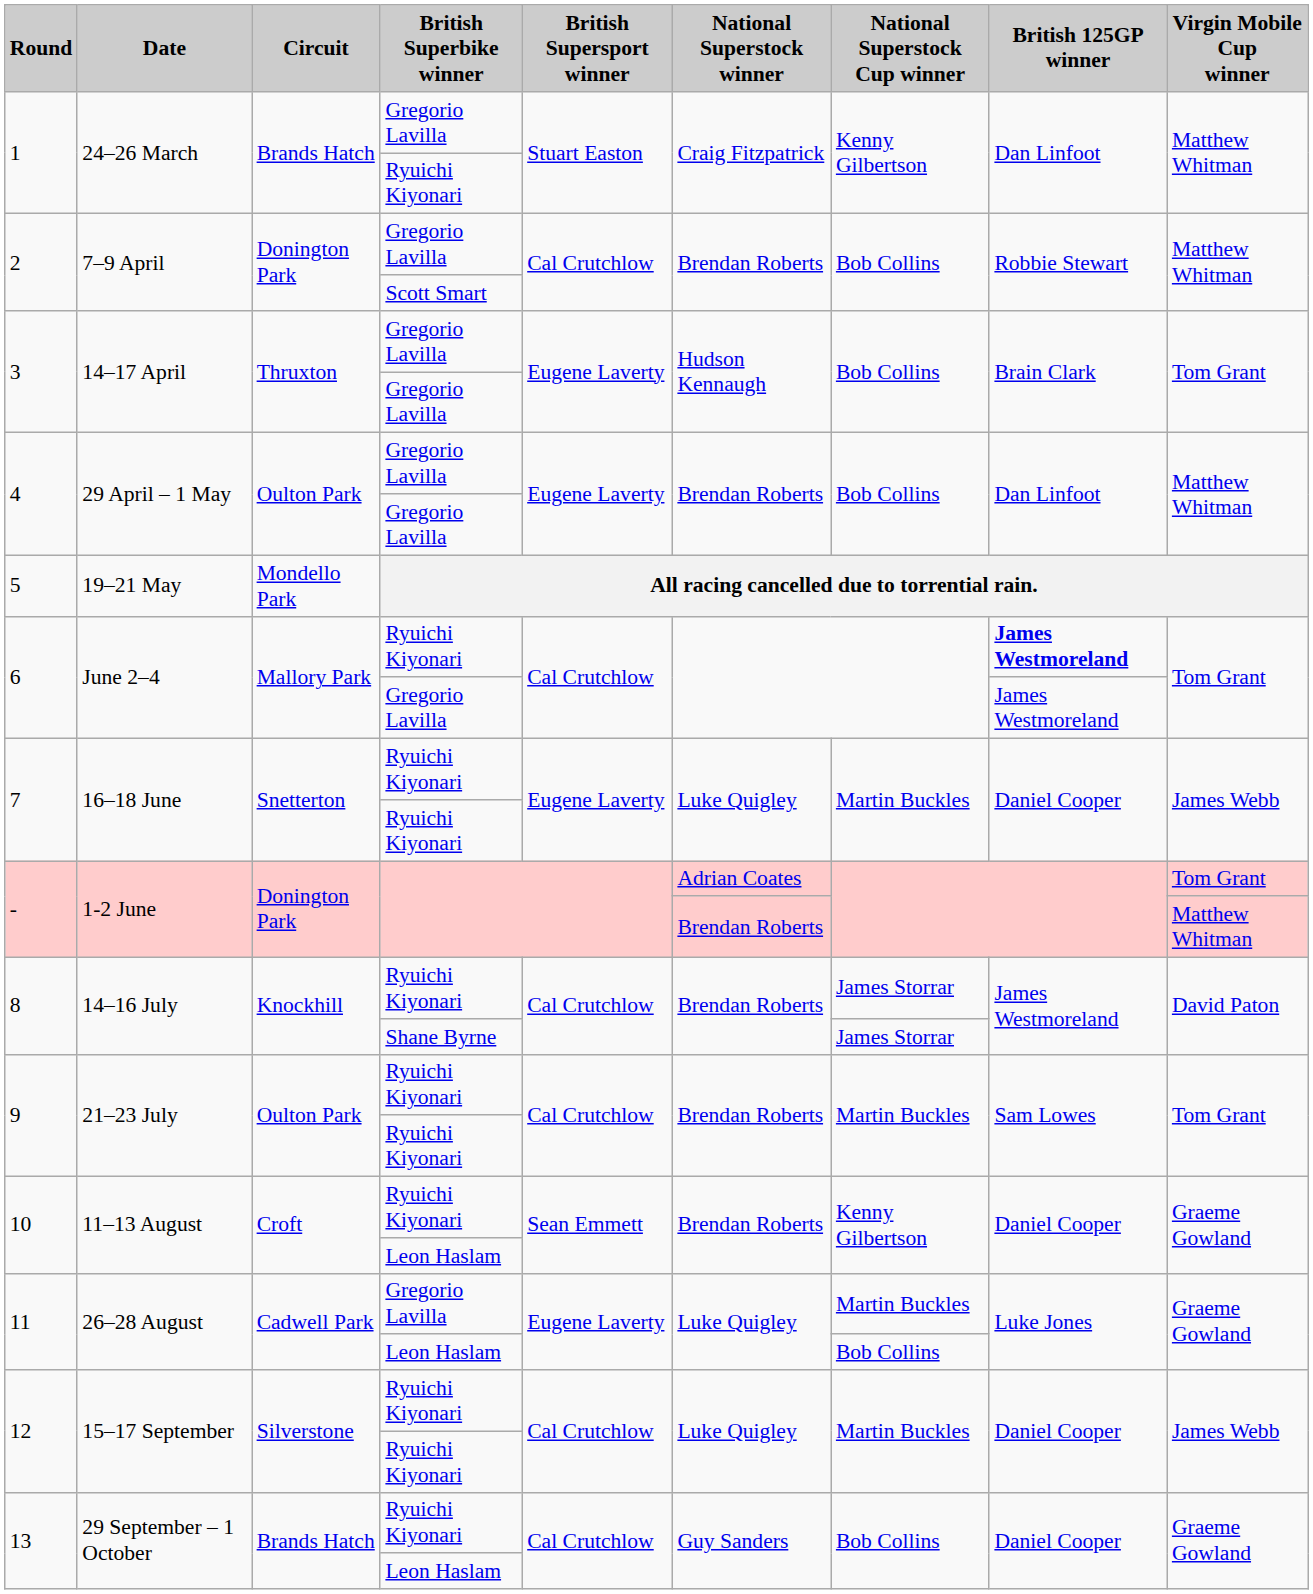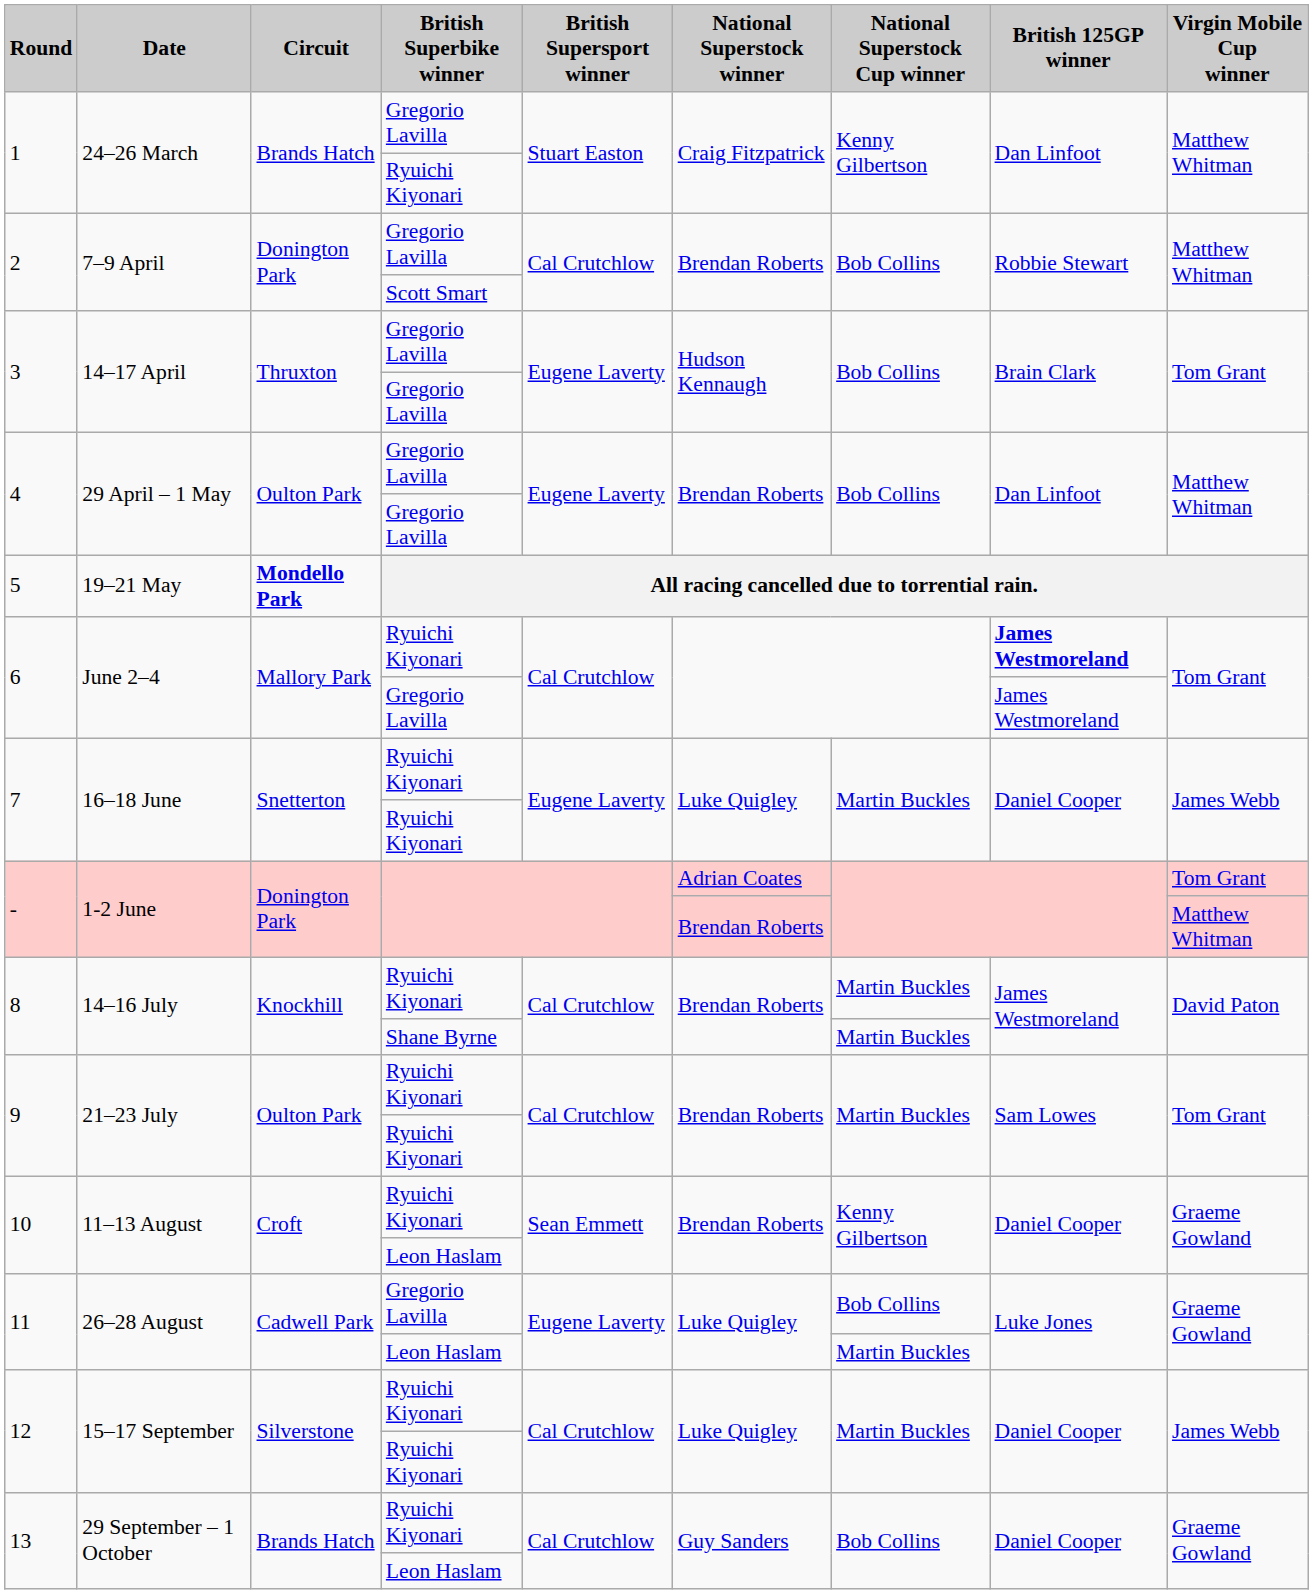(299, 585) normal -> (300, 585) bold
(895, 987) James Storrar -> (903, 987) Martin Buckles
(895, 1036) James Storrar -> (903, 1036) Martin Buckles
(903, 1303) Martin Buckles -> (888, 1303) Bob Collins
(888, 1352) Bob Collins -> (903, 1352) Martin Buckles
